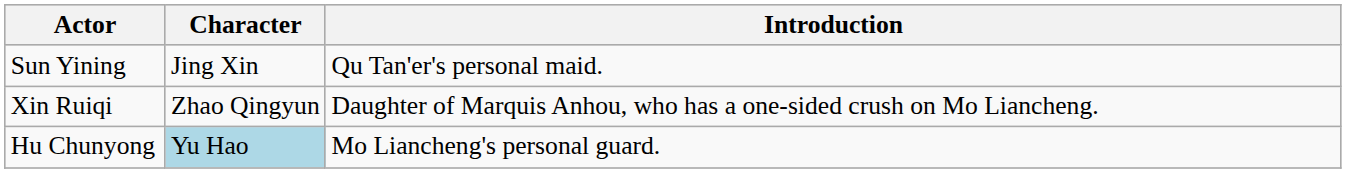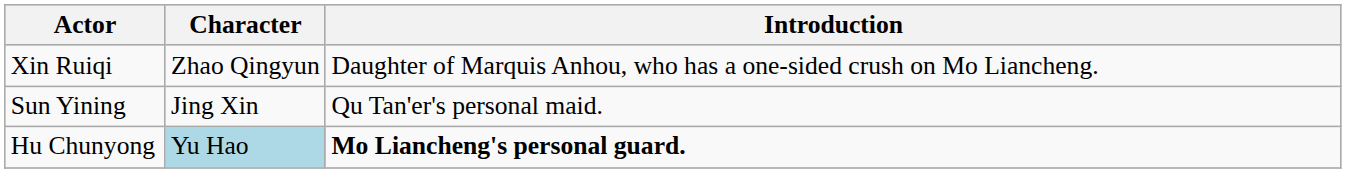rows swapped: (68, 65) <-> (62, 106)
(496, 146) normal -> (509, 146) bold
